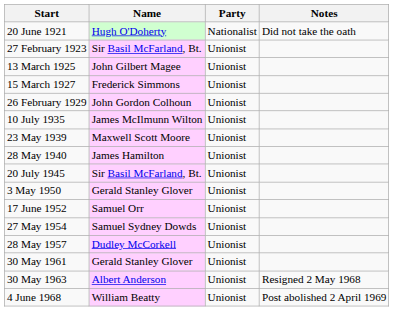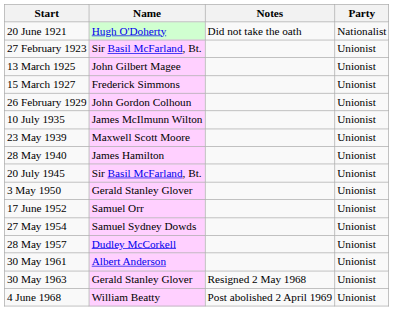columns swapped: (232, 13) <-> (324, 13)
(142, 262) Gerald Stanley Glover -> (129, 262) Albert Anderson
(129, 279) Albert Anderson -> (142, 279) Gerald Stanley Glover
